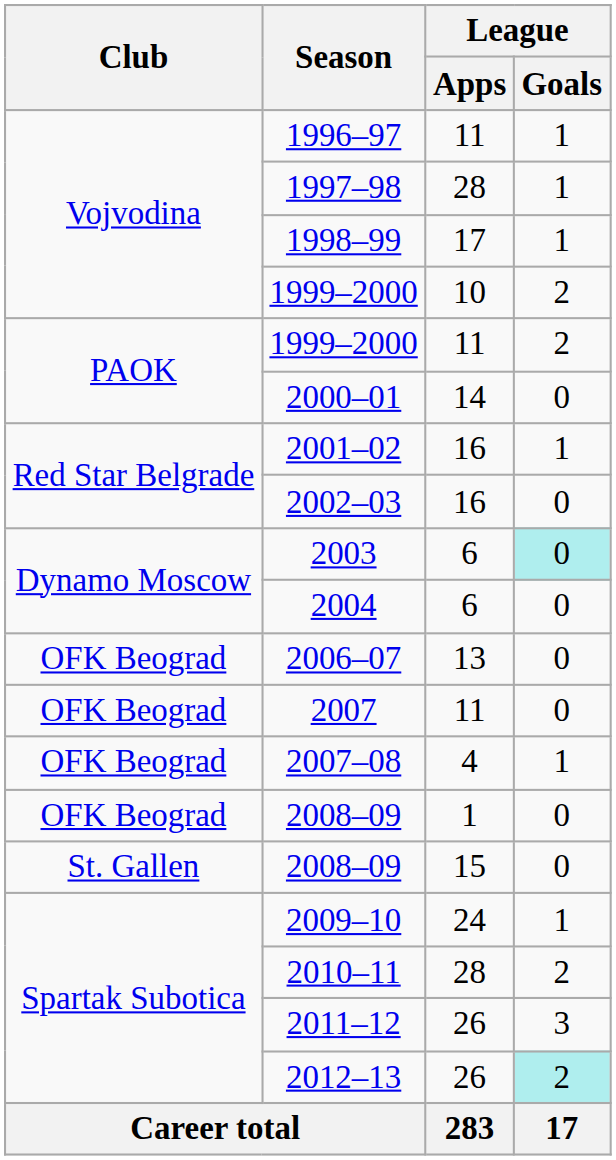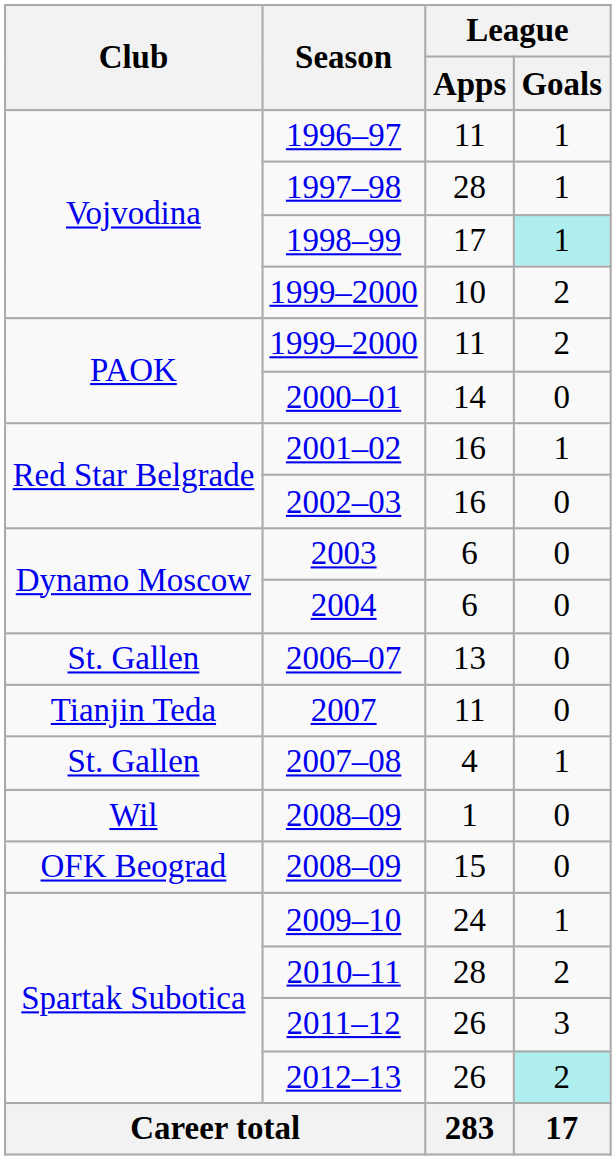(562, 239) no background -> (562, 239) paleturquoise background
(562, 553) paleturquoise background -> (562, 553) no background
(133, 657) OFK Beograd -> (133, 657) St. Gallen
(133, 710) OFK Beograd -> (133, 710) Tianjin Teda
(133, 762) OFK Beograd -> (133, 762) St. Gallen
(133, 814) OFK Beograd -> (133, 814) Wil
(133, 866) St. Gallen -> (133, 866) OFK Beograd
